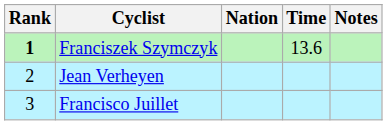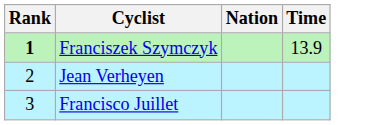- column: (356, 18)
(306, 47) 13.6 -> (306, 47) 13.9
